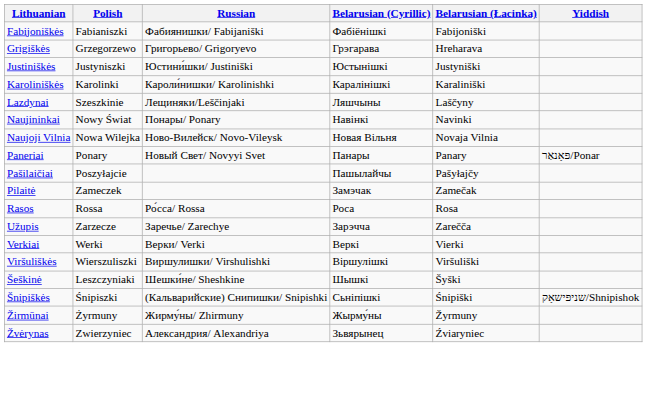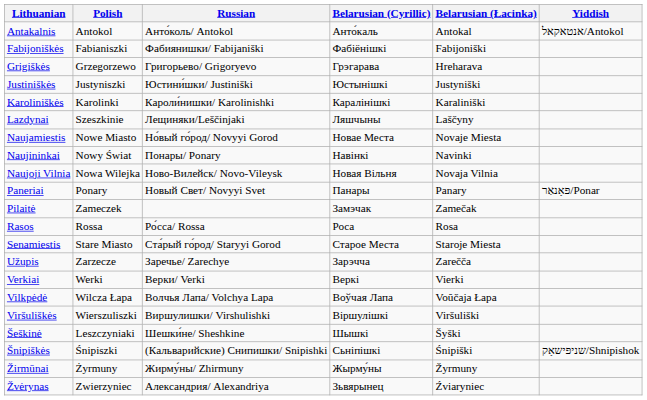+ row: (31, 31)
+ row: (36, 137)
- row: (30, 173)
+ row: (34, 244)
+ row: (27, 297)
